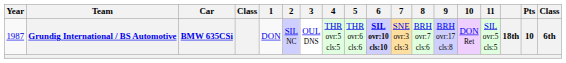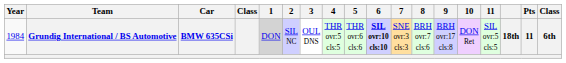(15, 36) 1987 -> (15, 36) 1984
(271, 36) no background -> (271, 36) lightgrey background
(529, 36) 10 -> (529, 36) 11
